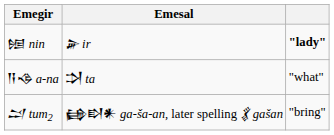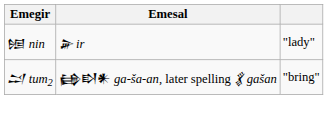(307, 42) bold -> (299, 42) normal
- row: (33, 79)
